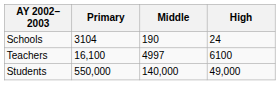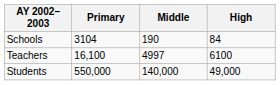(215, 39) 24 -> (215, 39) 84
